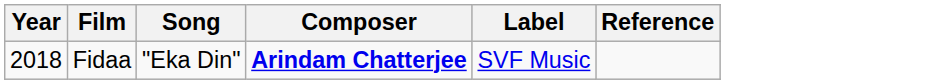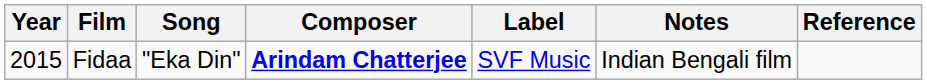+ column: (697, 23)
(36, 60) 2018 -> (36, 60) 2015
